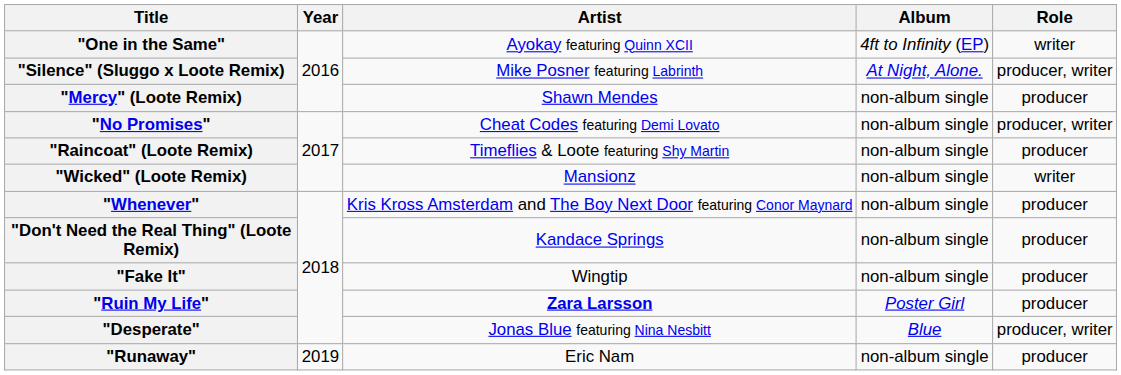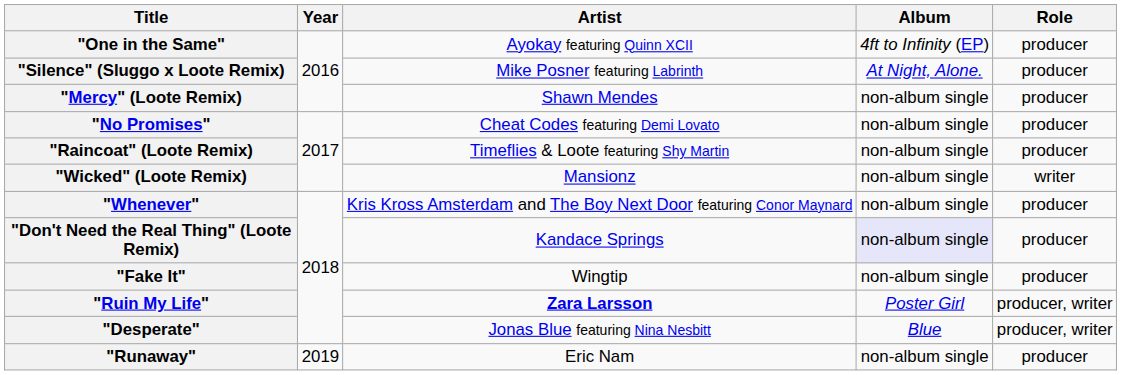(1055, 44) writer -> (1055, 44) producer
(1055, 71) producer, writer -> (1055, 71) producer
(1055, 124) producer, writer -> (1055, 124) producer
(925, 240) no background -> (925, 240) lavender background
(1055, 303) producer -> (1055, 303) producer, writer
